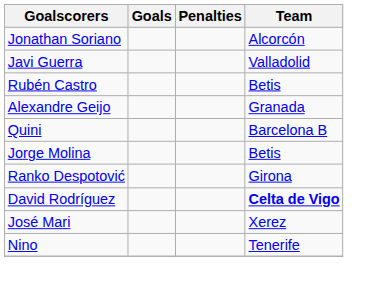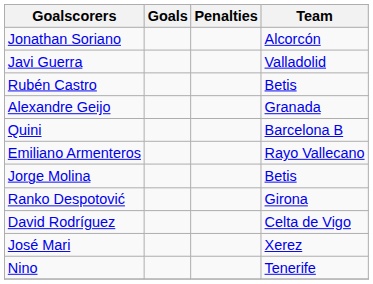+ row: (74, 153)
(294, 199) bold -> (308, 222) normal
